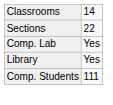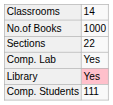+ row: (34, 28)
(92, 60) no background -> (92, 76) pink background
